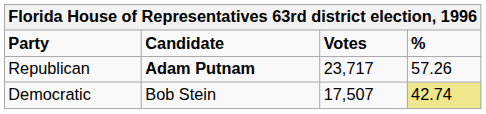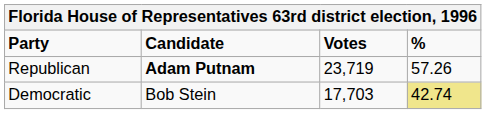(349, 69) 23,717 -> (349, 69) 23,719
(349, 95) 17,507 -> (349, 95) 17,703
